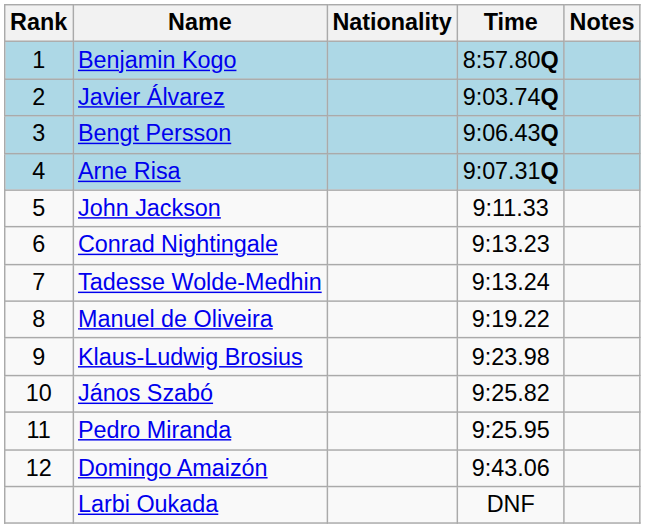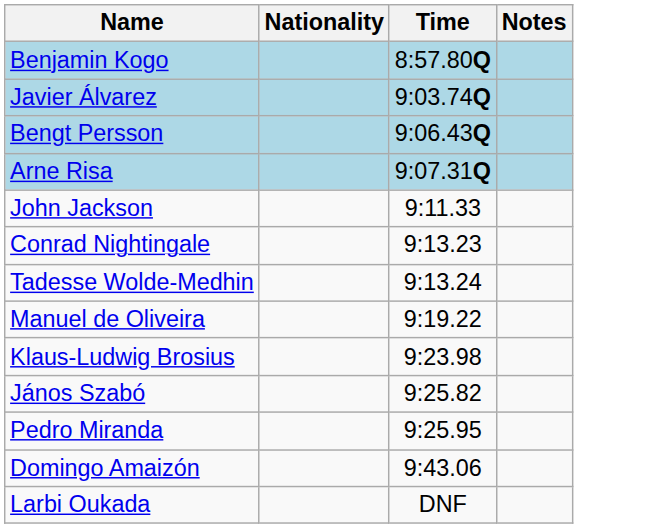- column: (39, 23)
